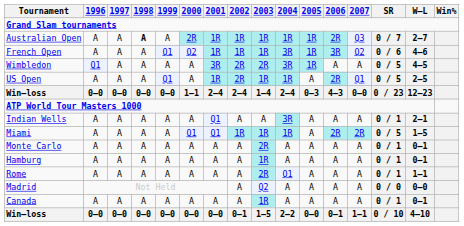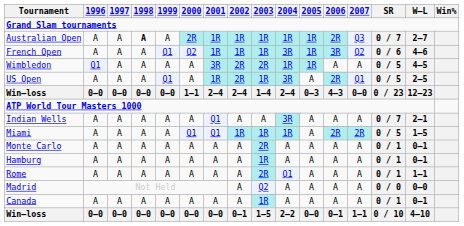(287, 65) 3R -> (287, 65) 1R
(287, 79) 1R -> (287, 79) 3R
(388, 120) 0 / 1 -> (388, 120) 0 / 7
